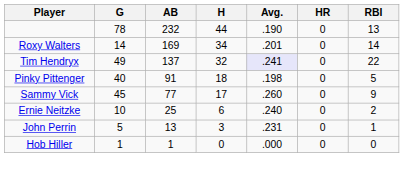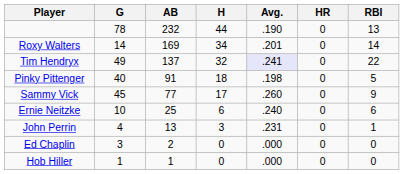(373, 111) 2 -> (373, 111) 6
(120, 128) 5 -> (120, 128) 4
+ row: (49, 144)
